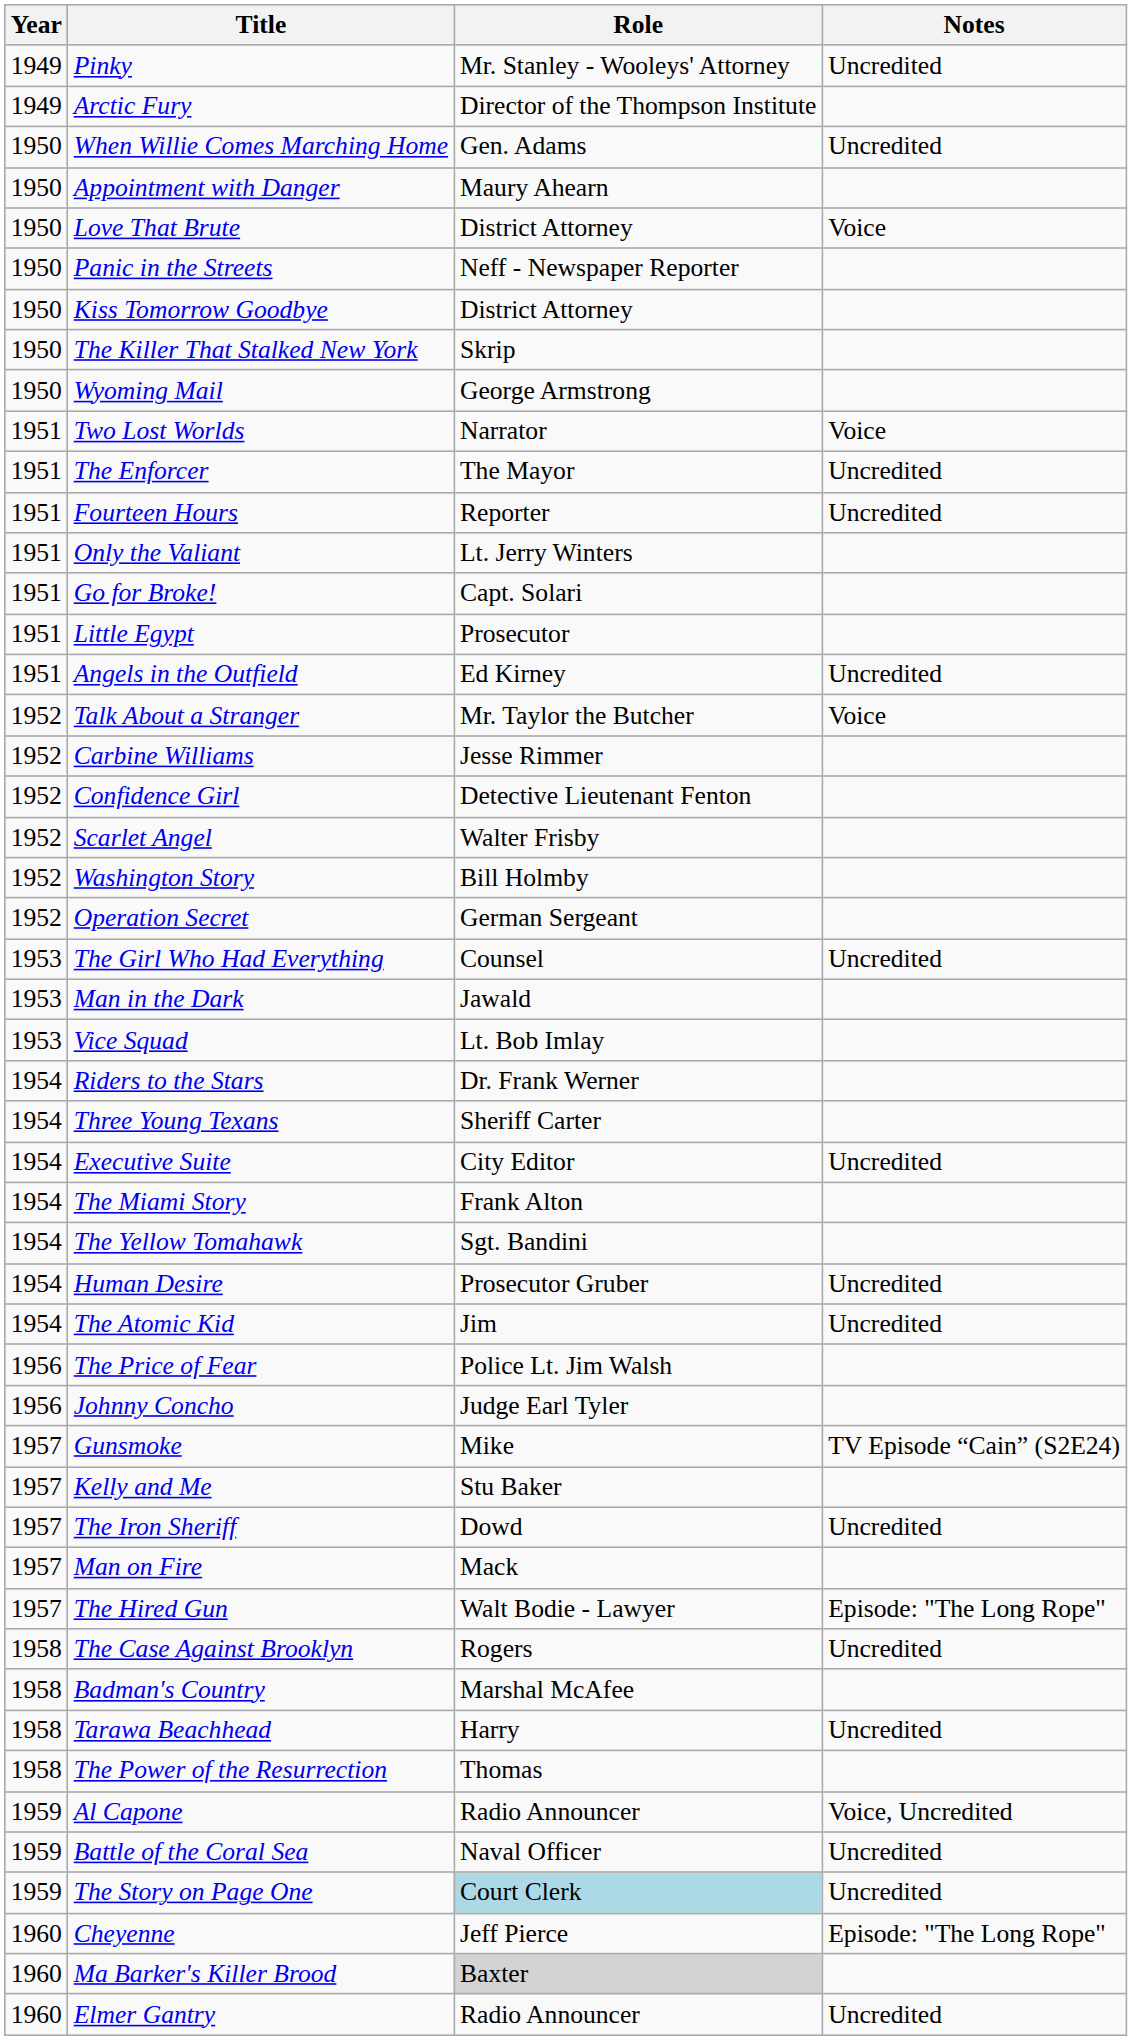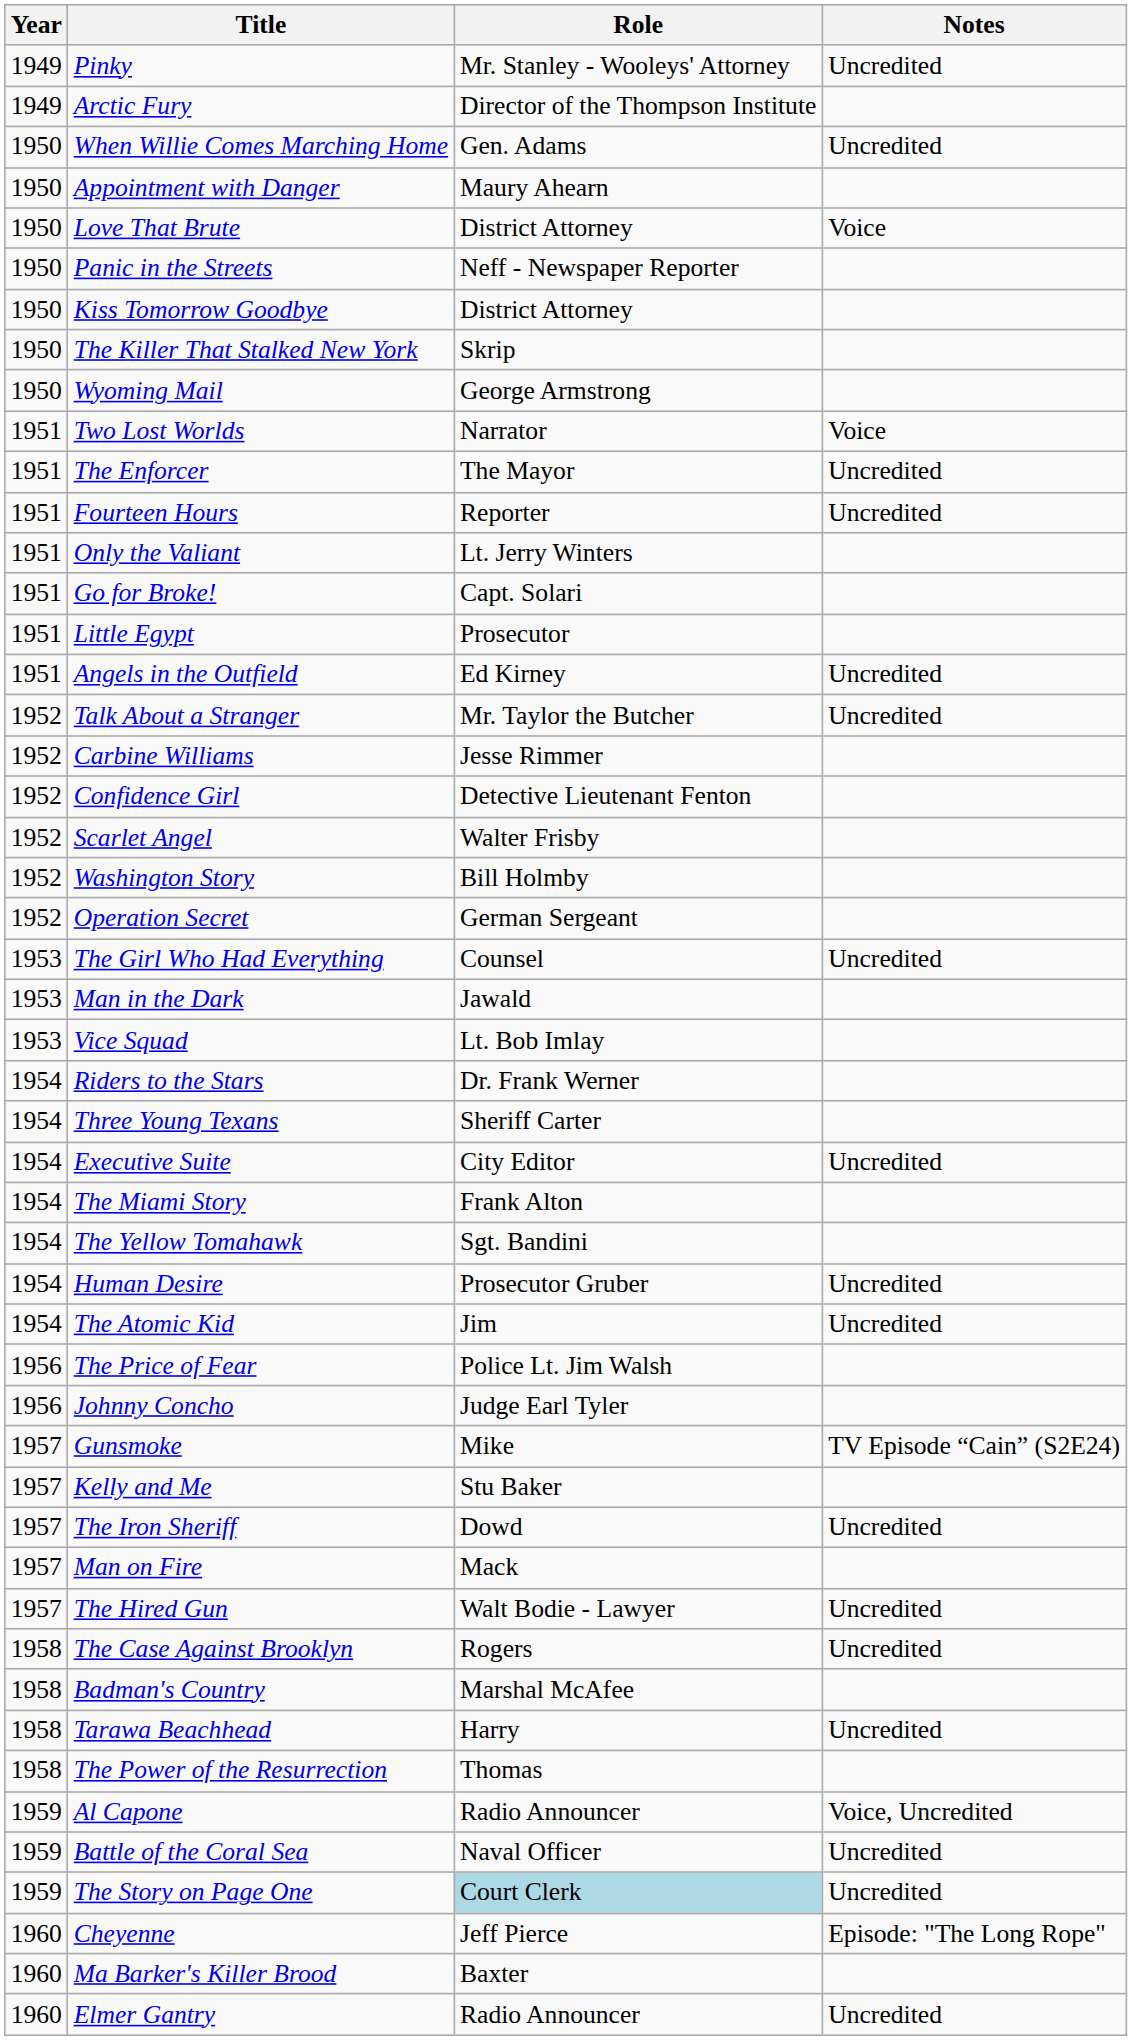(857, 715) Voice -> (885, 715) Uncredited
(967, 1608) Episode: "The Long Rope" -> (885, 1608) Uncredited
(494, 1973) lightgrey background -> (494, 1973) no background
